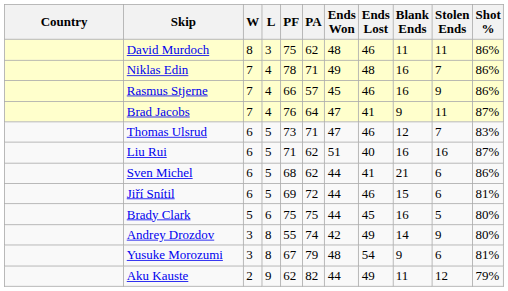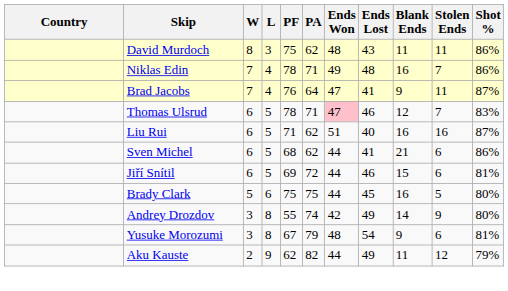(368, 49) 46 -> (368, 49) 43
- row: (167, 91)
(290, 132) 73 -> (290, 111) 78
(334, 132) no background -> (334, 111) pink background
